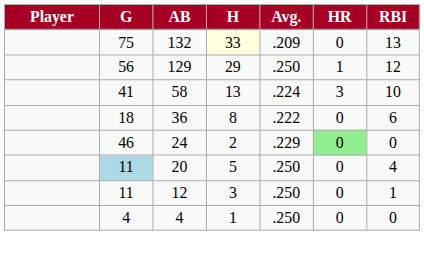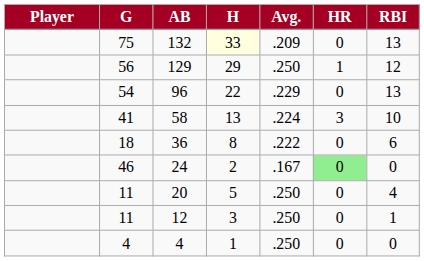+ row: (179, 92)
(286, 142) .229 -> (286, 167) .167
(126, 167) lightblue background -> (126, 192) no background
